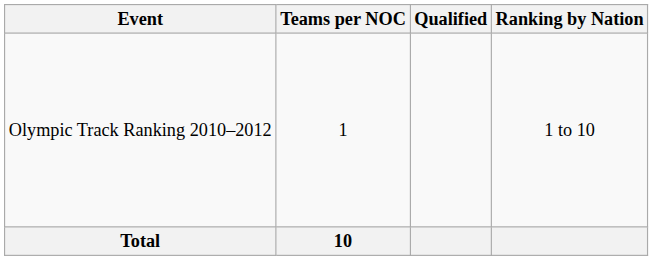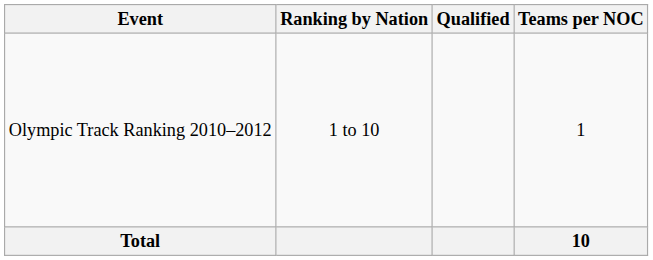columns swapped: (570, 18) <-> (343, 18)
